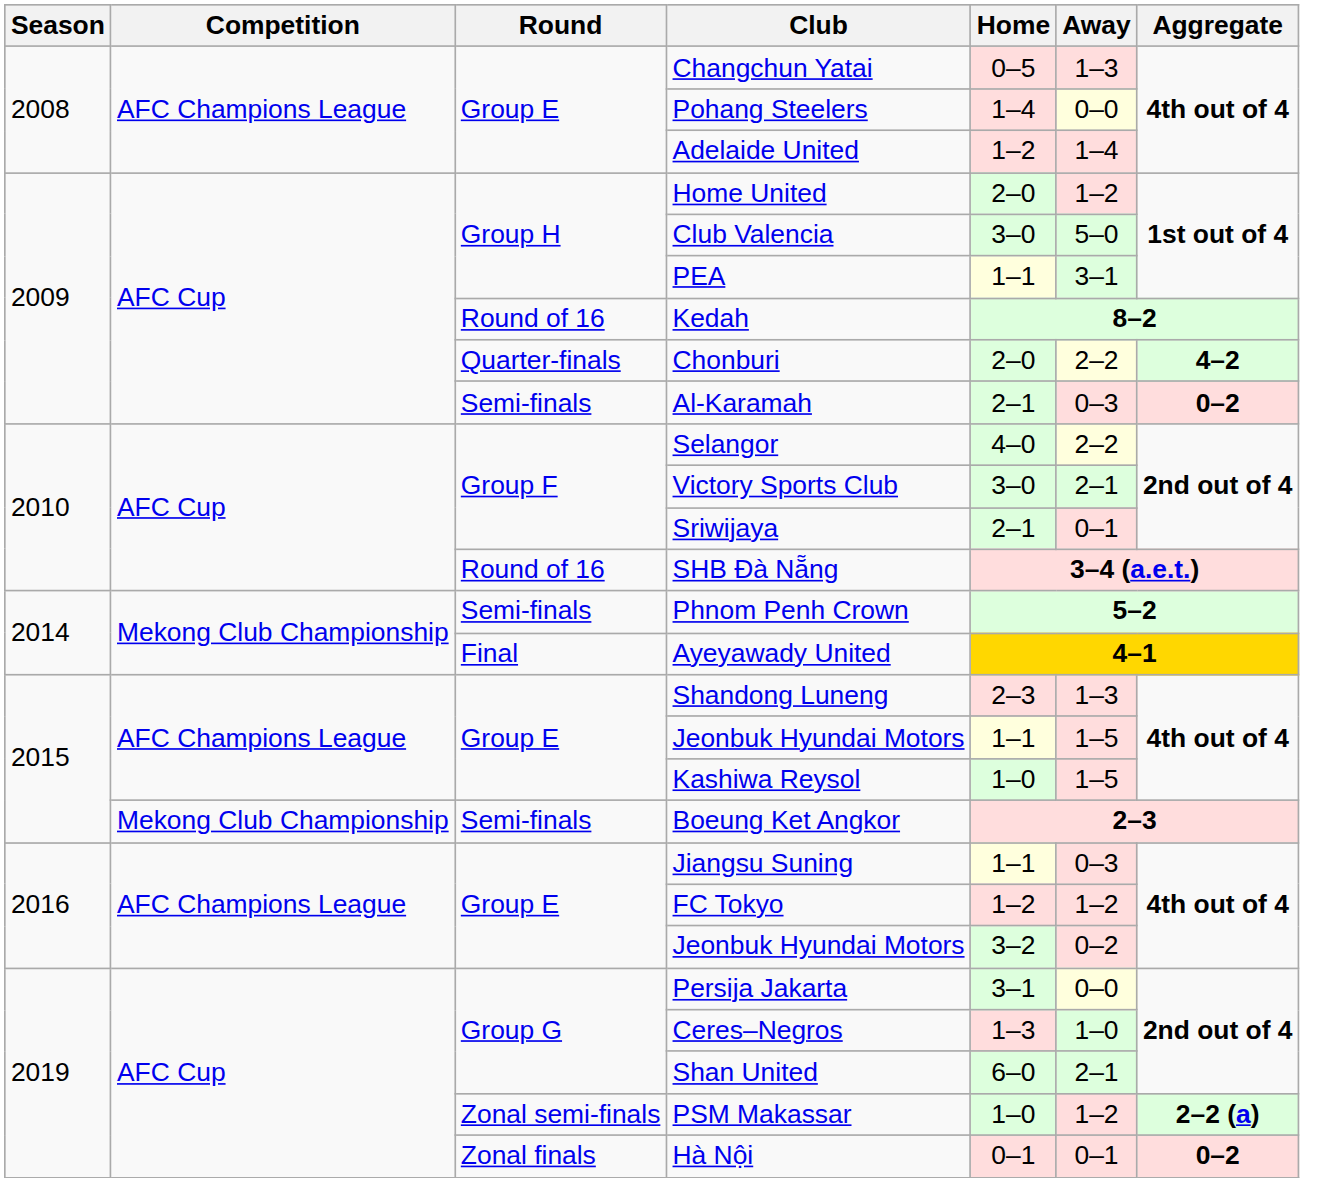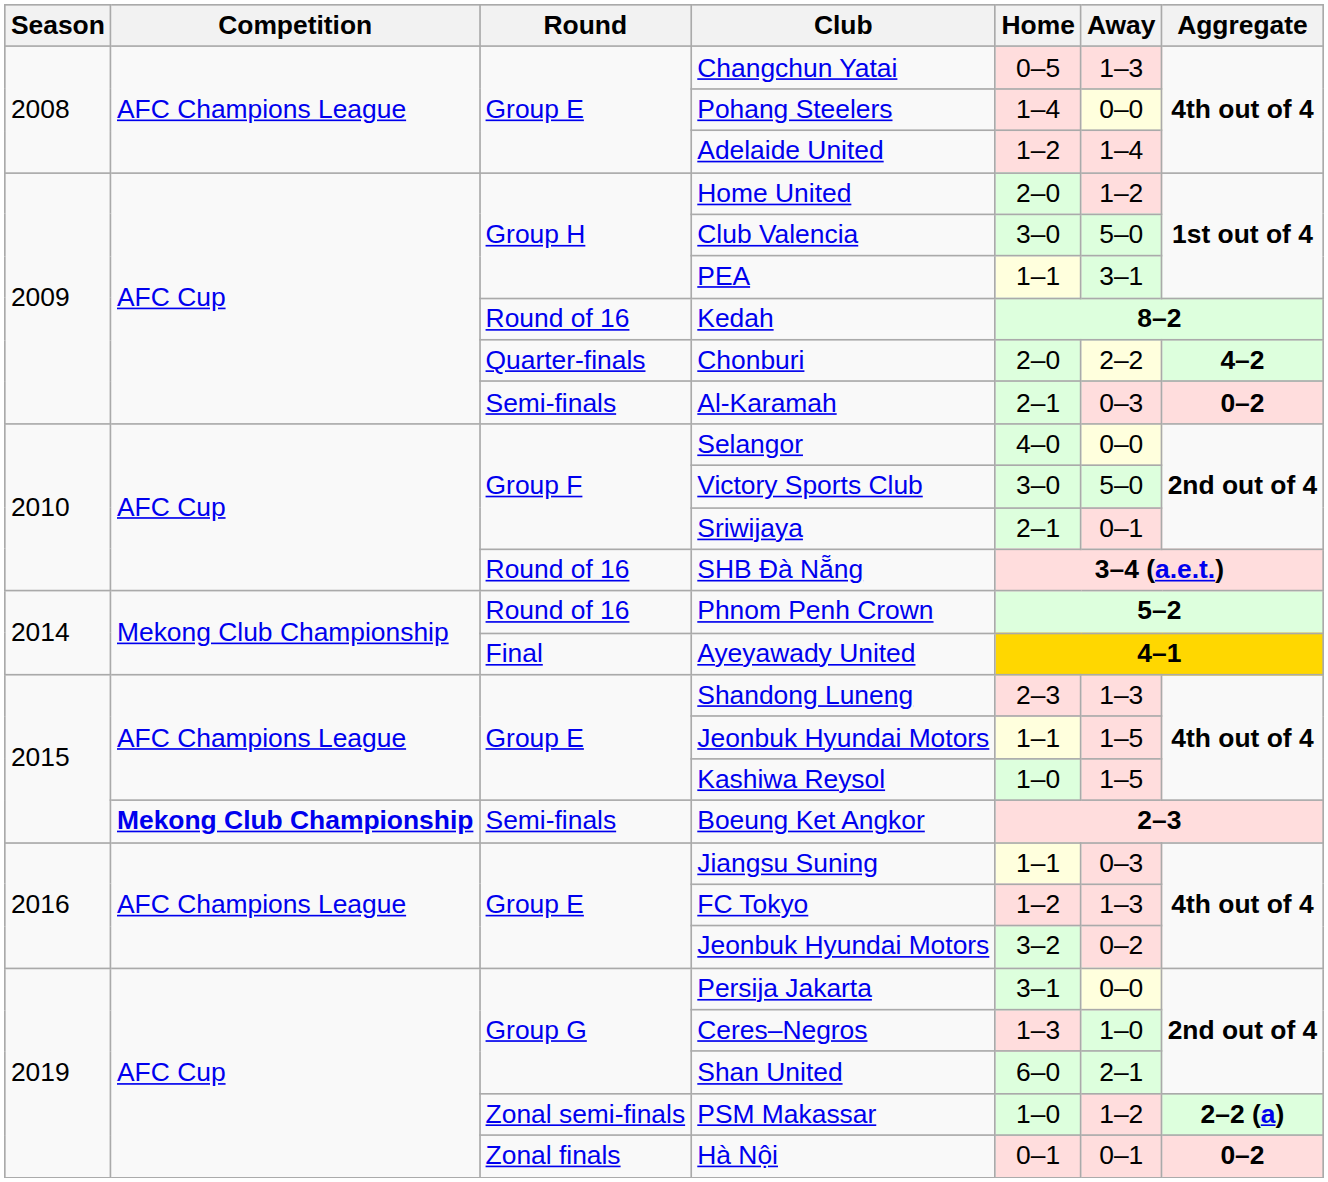(1096, 444) 2–2 -> (1121, 444) 0–0
(1096, 485) 2–1 -> (1121, 485) 5–0
(526, 611) Semi-finals -> (557, 611) Round of 16
(283, 820) normal -> (295, 820) bold
(1096, 904) 1–2 -> (1121, 904) 1–3
